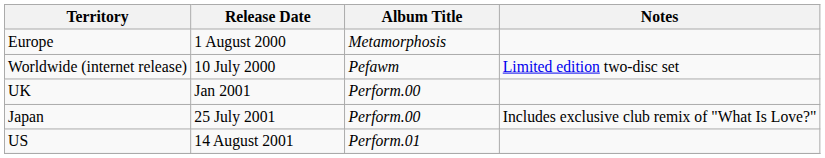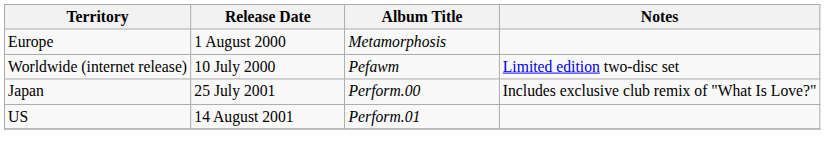- row: (19, 91)
